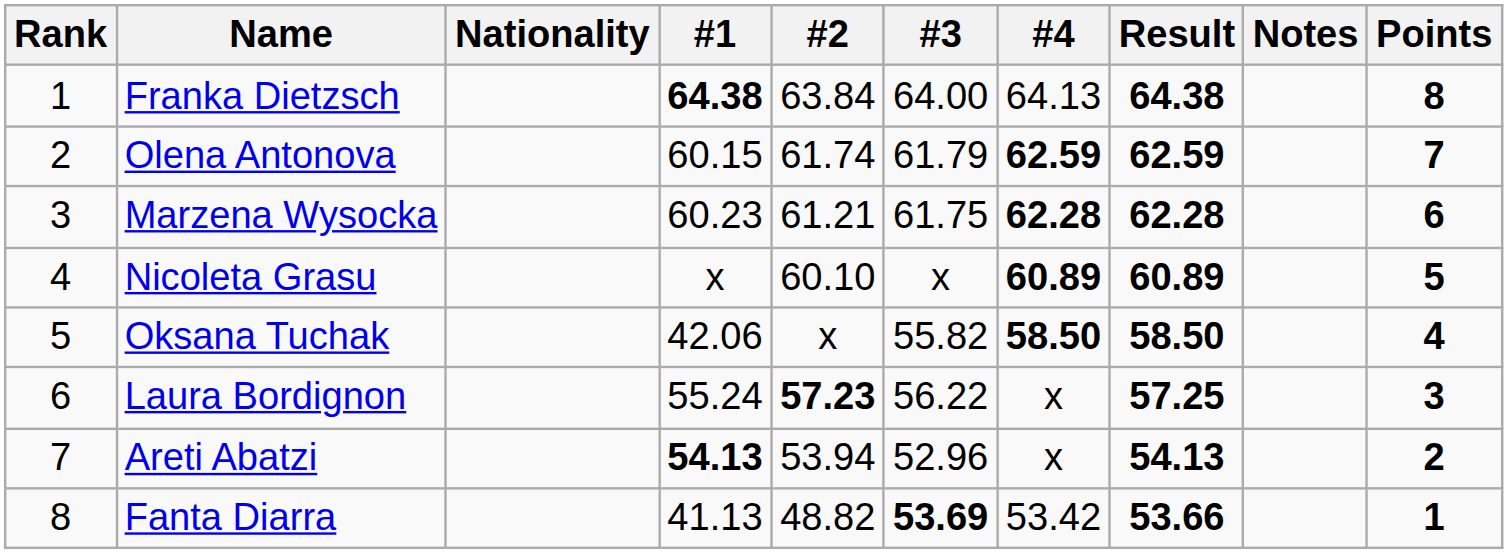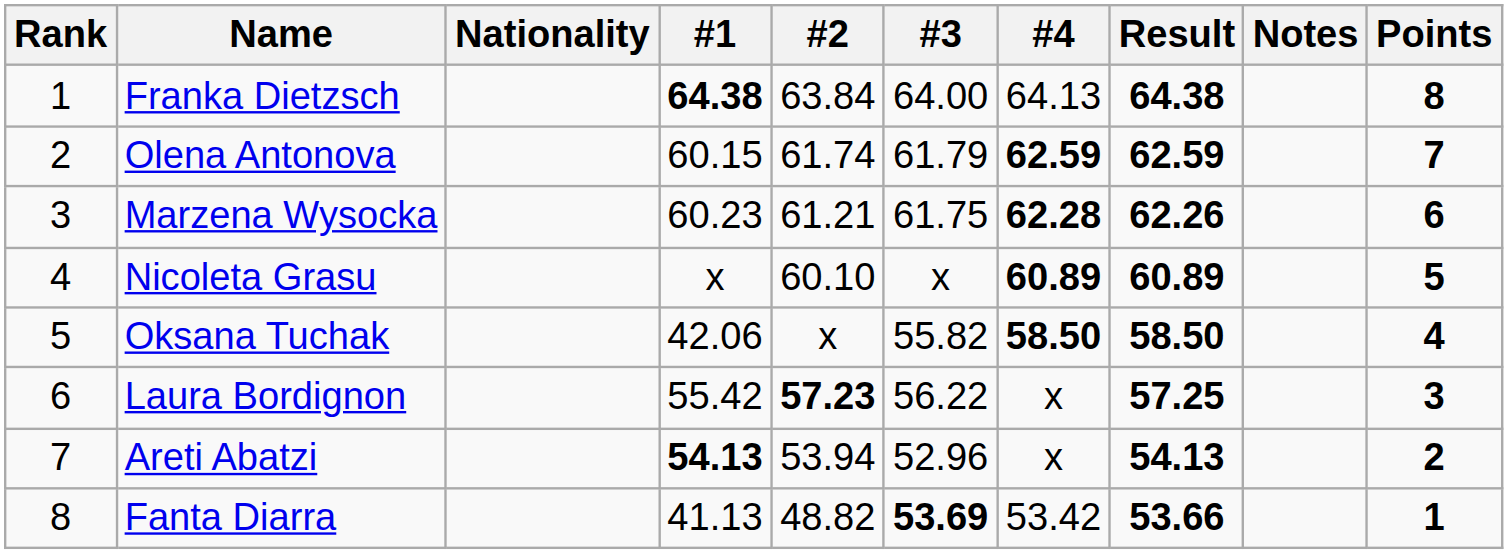(1177, 215) 62.28 -> (1177, 215) 62.26
(715, 397) 55.24 -> (715, 397) 55.42
